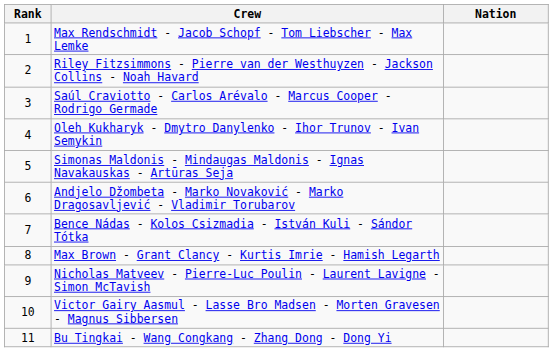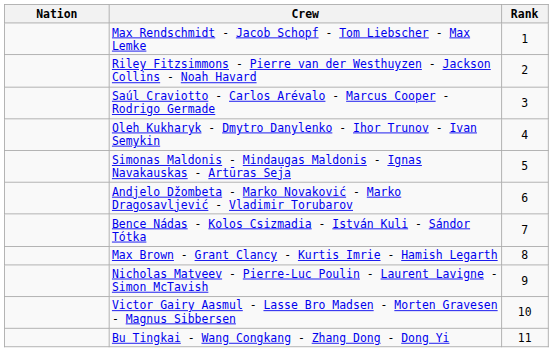columns swapped: (28, 14) <-> (496, 14)
